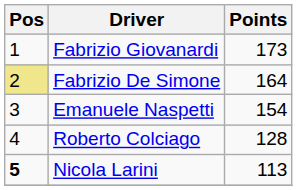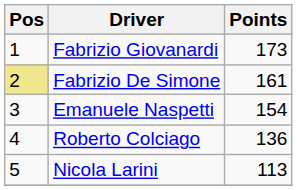(272, 79) 164 -> (272, 79) 161
(272, 139) 128 -> (272, 139) 136
(14, 169) bold -> (14, 169) normal
